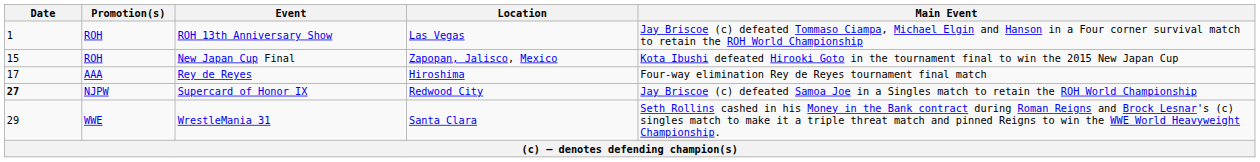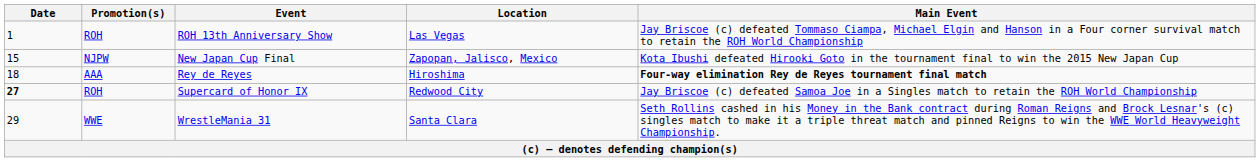(93, 58) ROH -> (96, 58) NJPW
(13, 75) 17 -> (13, 75) 18
(813, 75) normal -> (813, 75) bold
(96, 92) NJPW -> (93, 92) ROH
